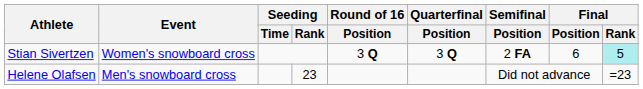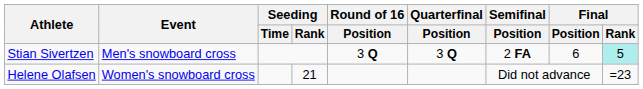(178, 54) Women's snowboard cross -> (169, 54) Men's snowboard cross
(169, 75) Men's snowboard cross -> (178, 75) Women's snowboard cross
(310, 75) 23 -> (310, 75) 21
